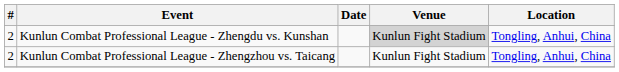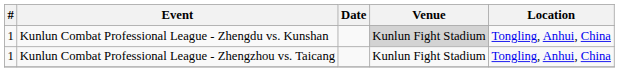(11, 36) 2 -> (11, 36) 1
(11, 57) 2 -> (11, 57) 1
